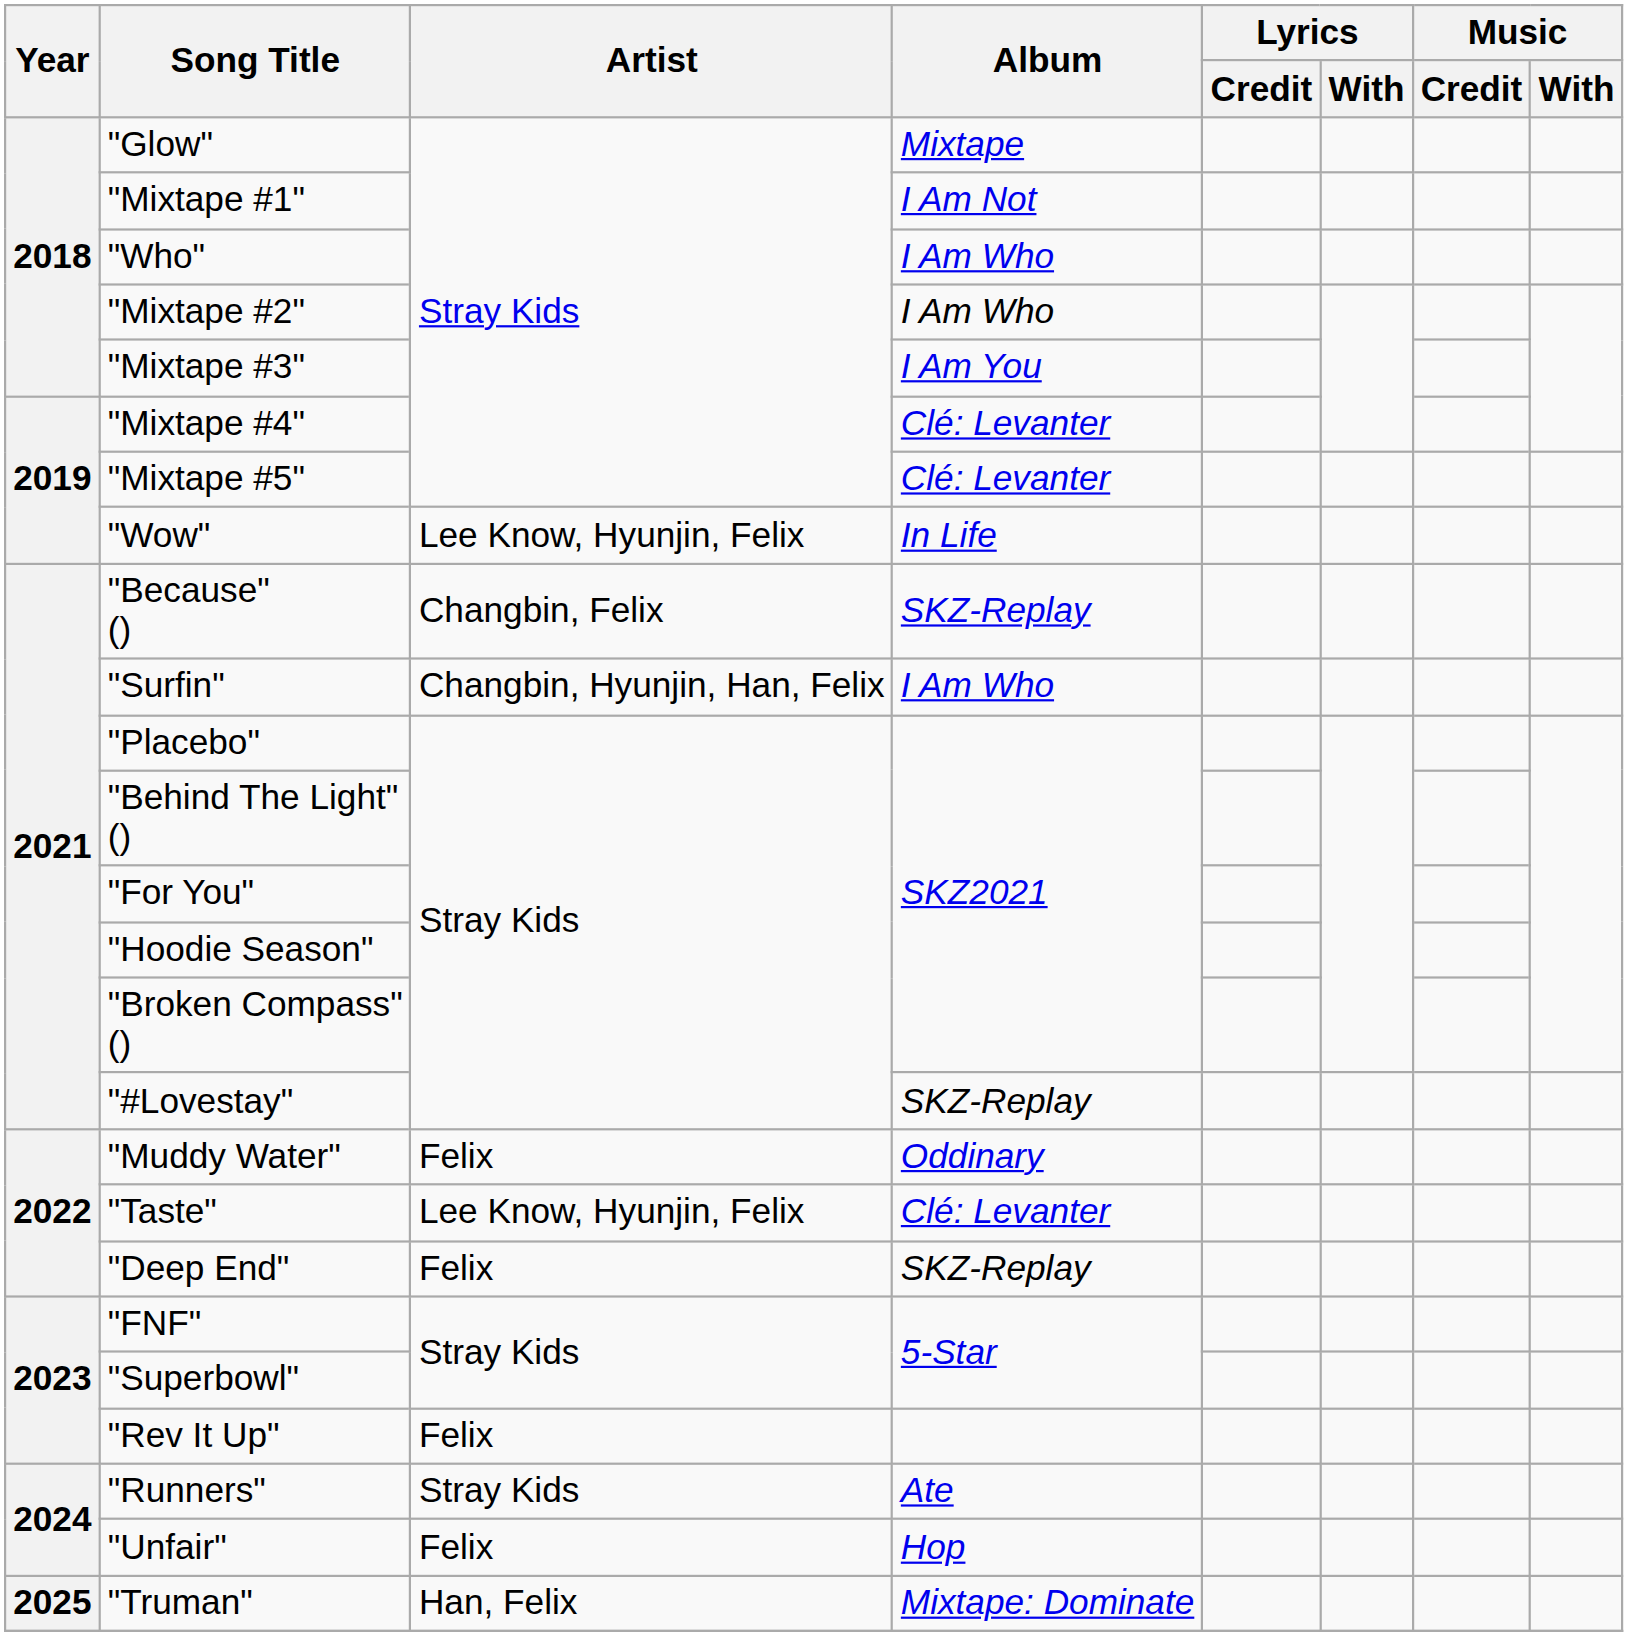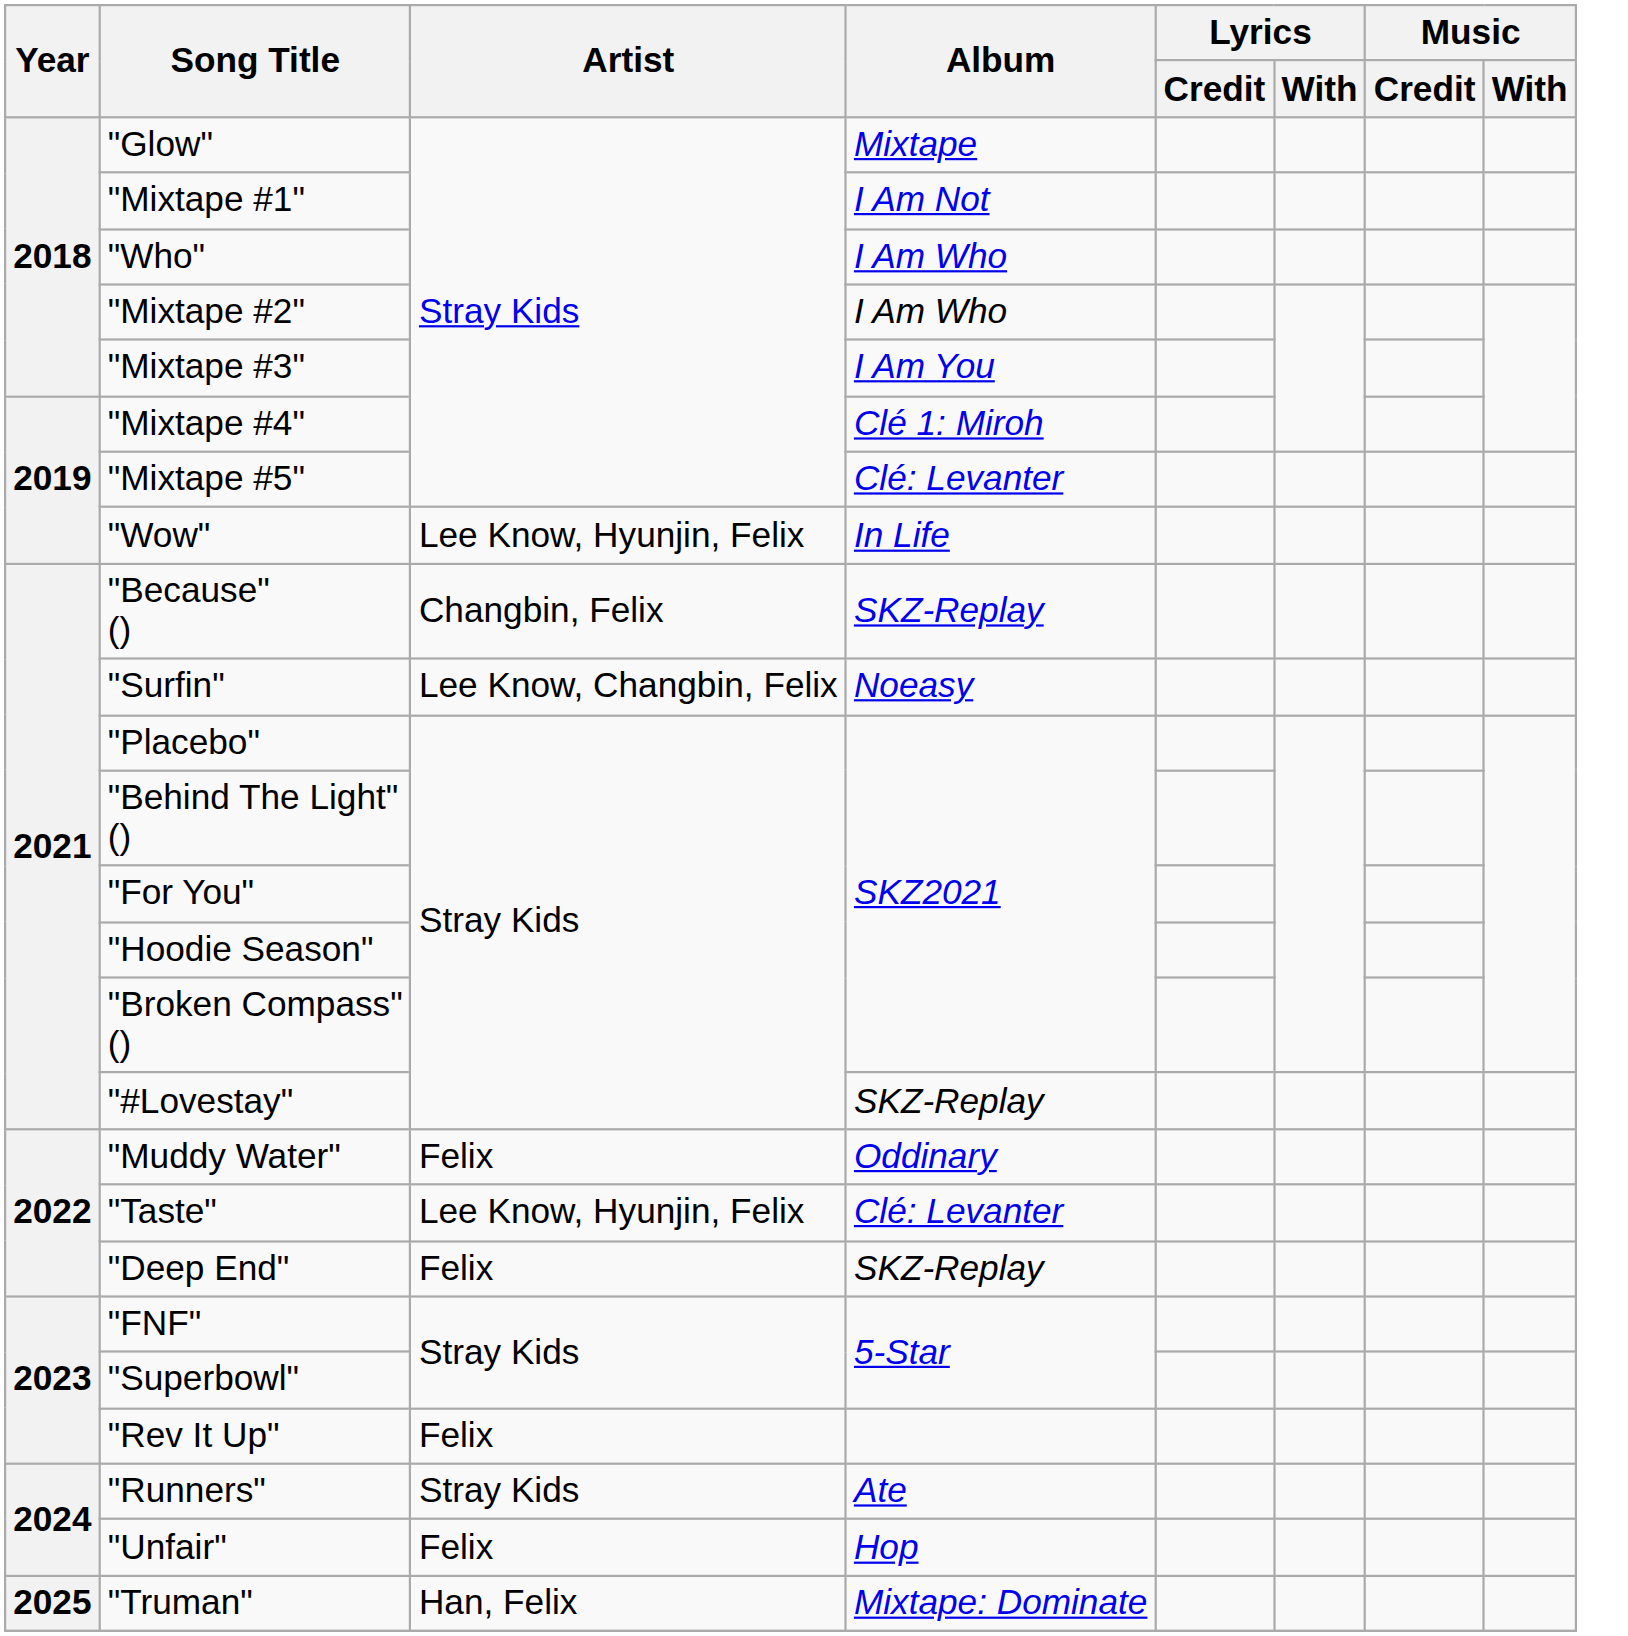(1006, 423) Clé: Levanter -> (949, 423) Clé 1: Miroh
(652, 686) Changbin, Hyunjin, Han, Felix -> (628, 686) Lee Know, Changbin, Felix
(977, 686) I Am Who -> (914, 686) Noeasy
